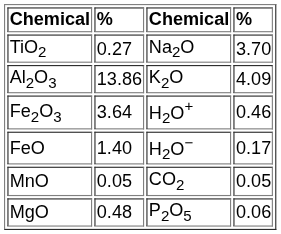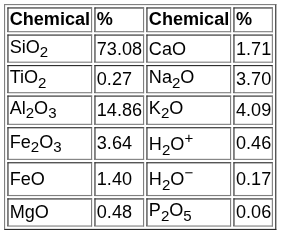+ row: (29, 49)
(119, 79) 13.86 -> (119, 110) 14.86
- row: (29, 181)
